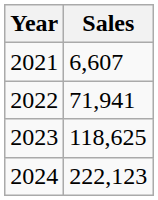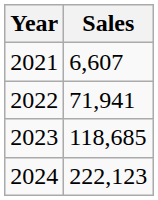(108, 137) 118,625 -> (108, 137) 118,685
